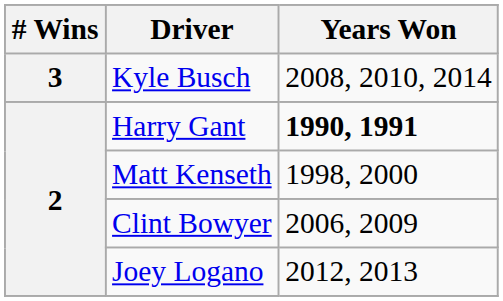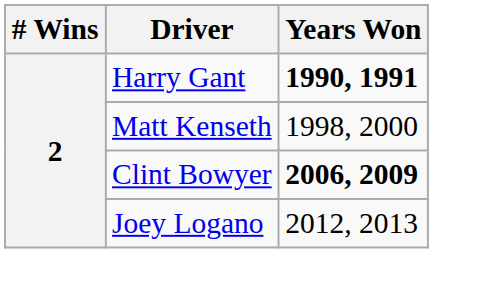- row: (181, 77)
(352, 223) normal -> (352, 174) bold
